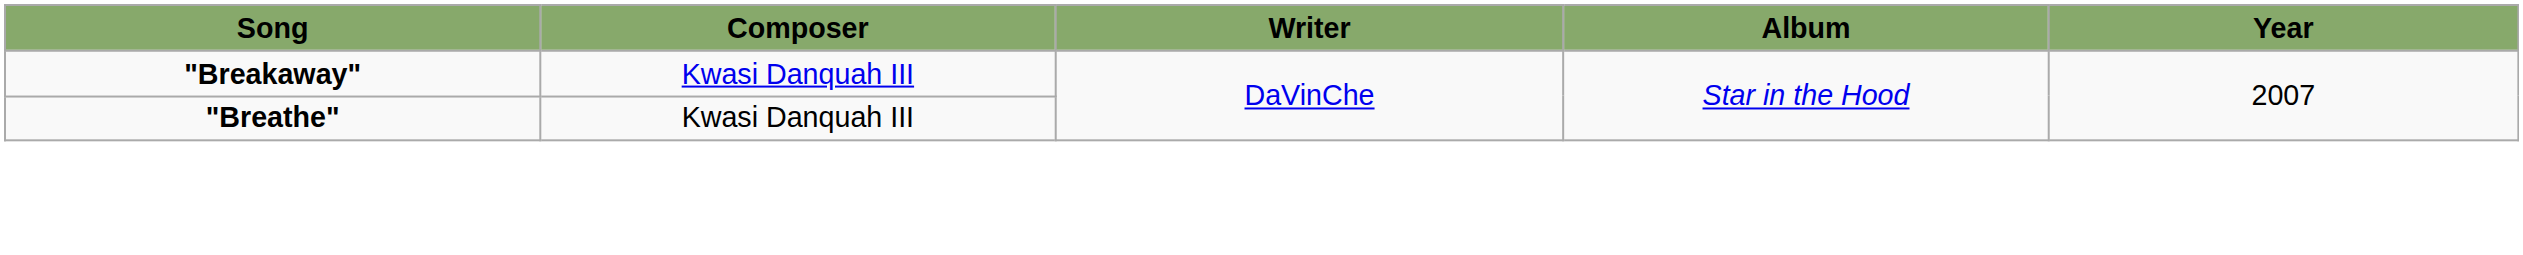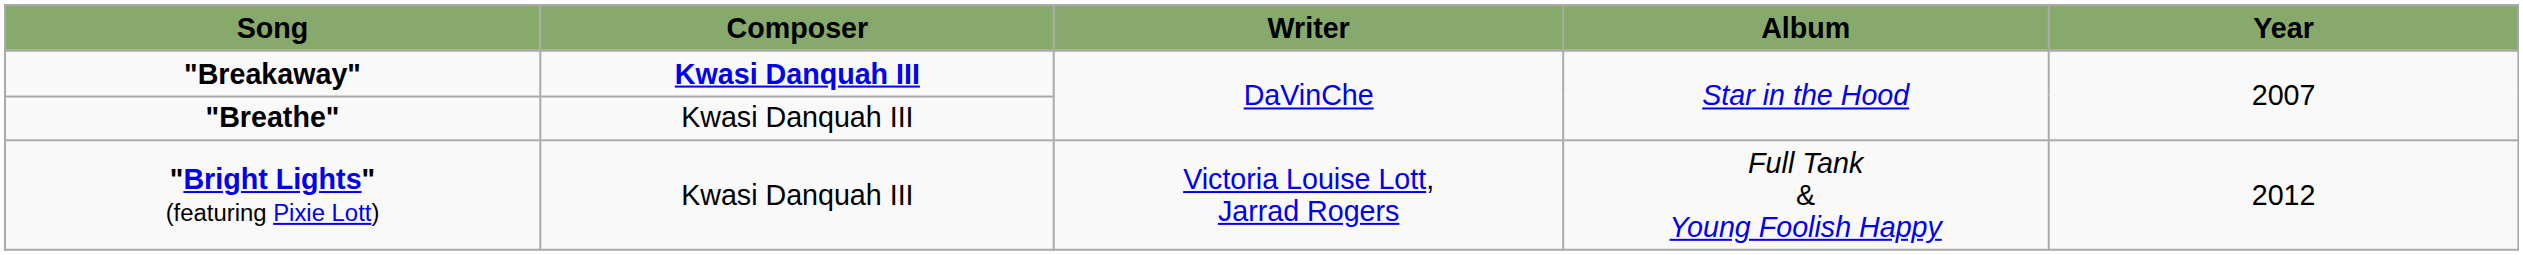(798, 73) normal -> (797, 73) bold
+ row: (273, 195)
